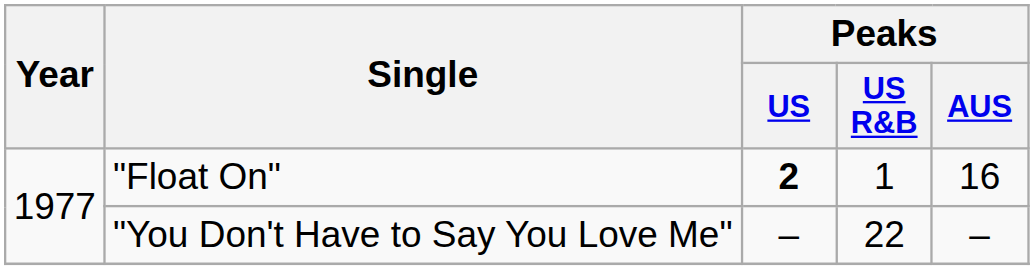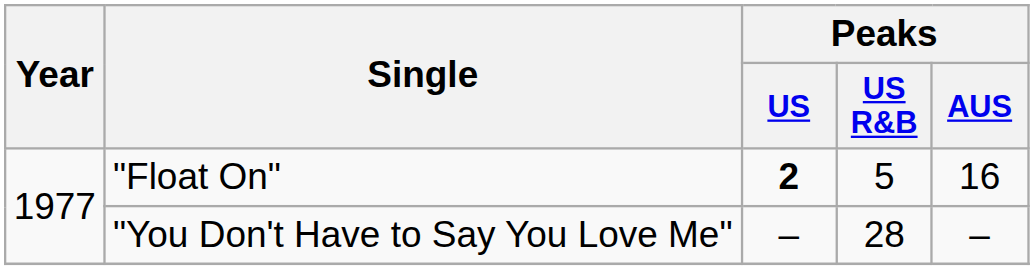(884, 176) 1 -> (884, 176) 5
(884, 234) 22 -> (884, 234) 28
